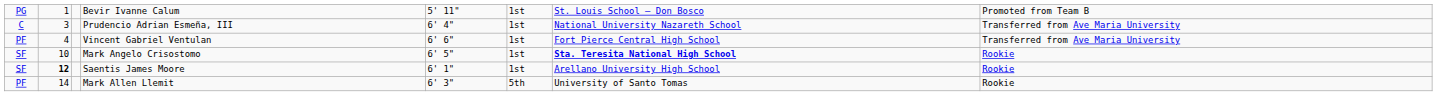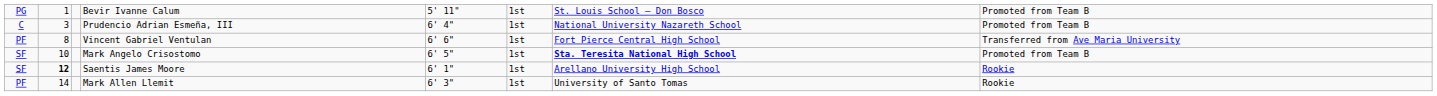(1081, 26) Transferred from Ave Maria University -> (1036, 26) Promoted from Team B
(67, 41) 4 -> (67, 41) 8
(998, 55) Rookie -> (1036, 55) Promoted from Team B
(517, 84) 5th -> (517, 84) 1st
